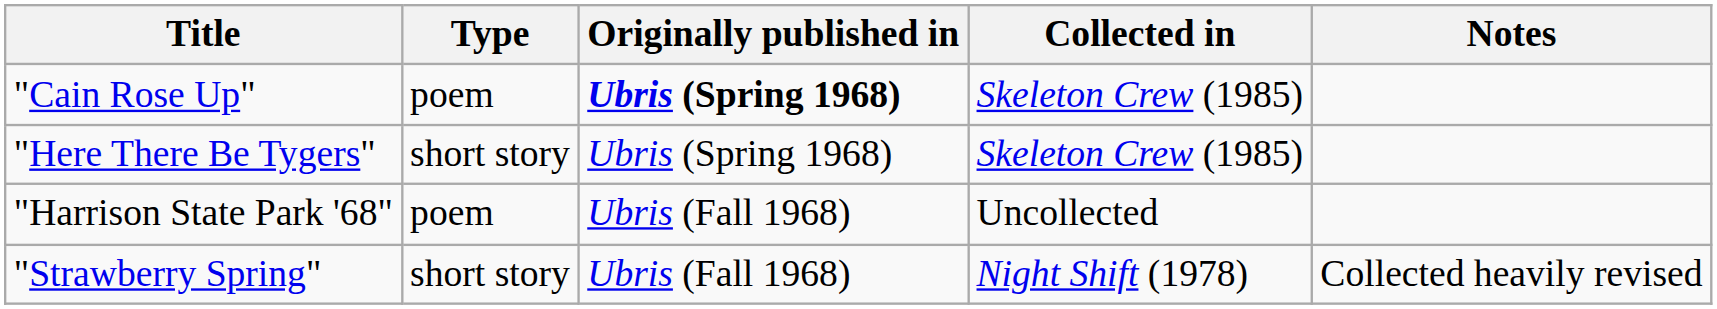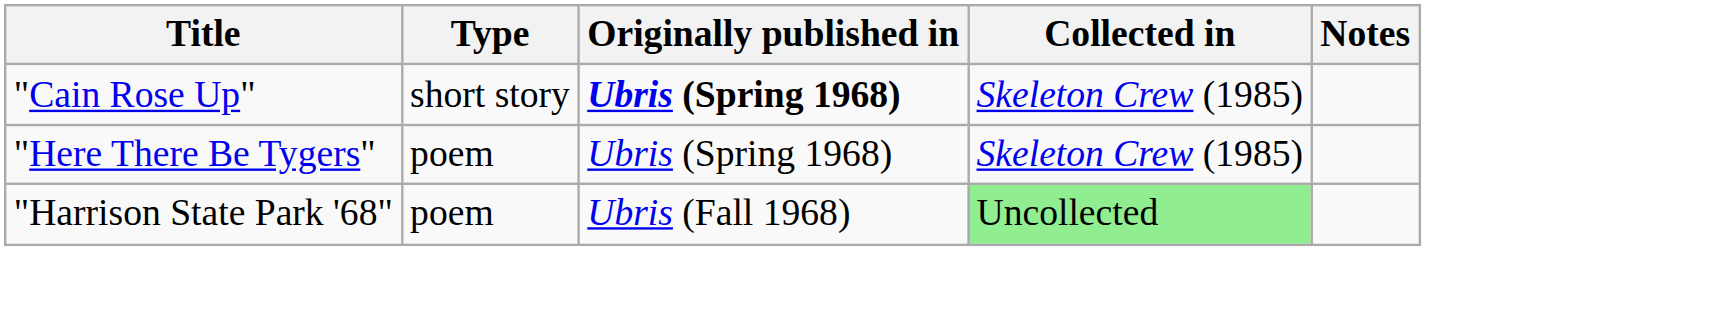(452, 93) poem -> (490, 93) short story
(490, 153) short story -> (452, 153) poem
(1067, 213) no background -> (1067, 213) lightgreen background
- row: (168, 272)
